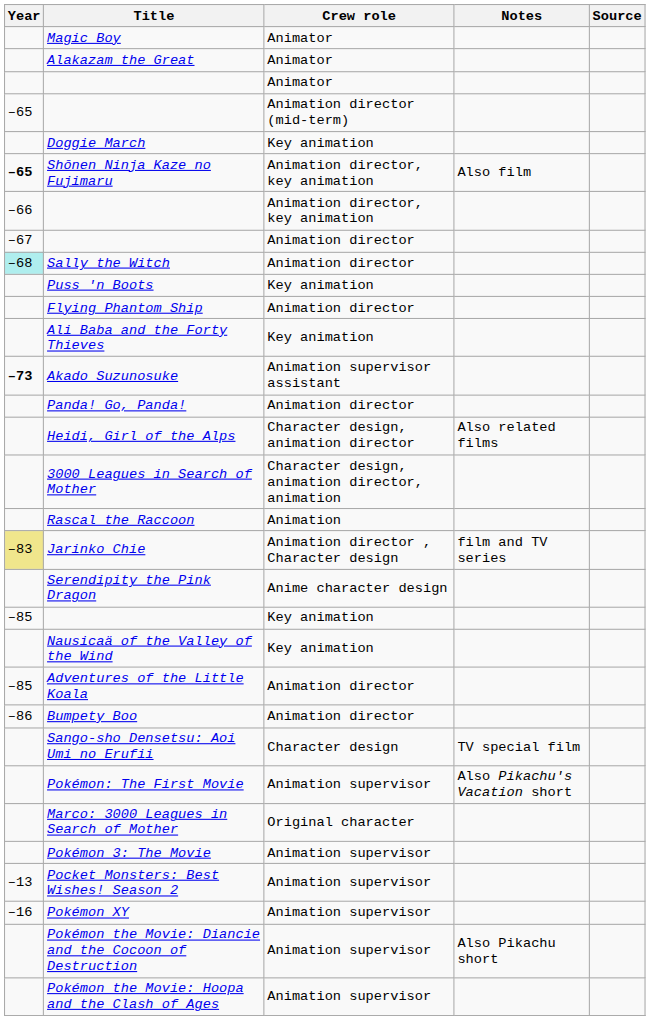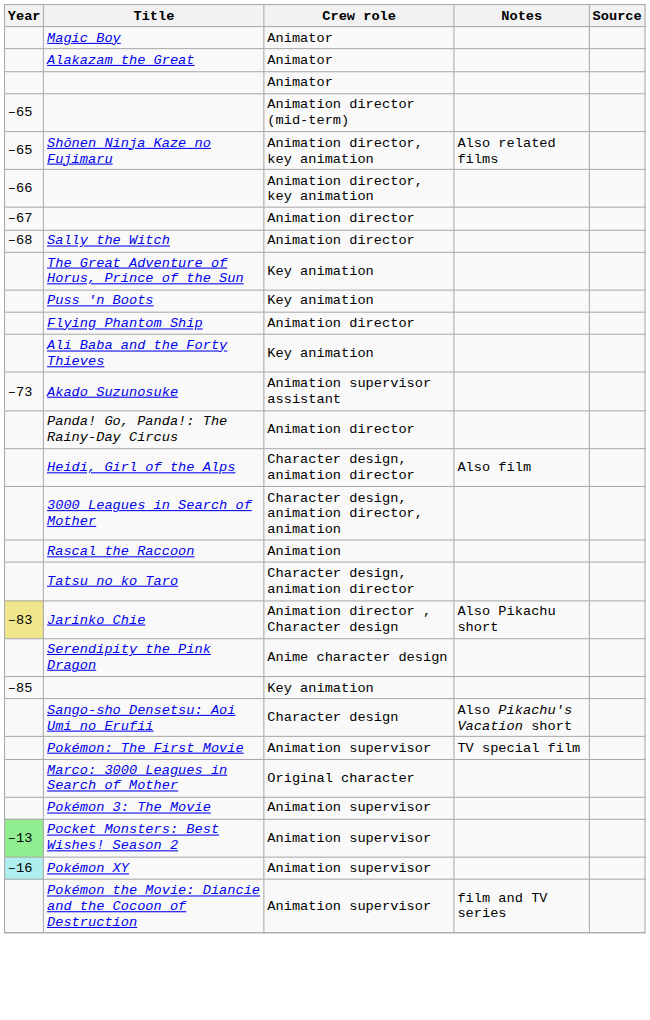- row: (96, 143)
(20, 173) bold -> (20, 151) normal
(494, 173) Also film -> (507, 151) Also related films
(20, 263) paleturquoise background -> (20, 241) no background
+ row: (145, 271)
(20, 376) bold -> (20, 391) normal
- row: (117, 406)
+ row: (137, 429)
(507, 436) Also related films -> (494, 467) Also film
+ row: (113, 581)
(502, 550) film and TV series -> (507, 619) Also Pikachu short
- row: (149, 648)
- row: (145, 686)
- row: (92, 716)
(519, 746) TV special film -> (515, 718) Also Pikachu's Vacation short
(515, 784) Also Pikachu's Vacation short -> (519, 748) TV special film
(20, 883) no background -> (20, 838) lightgreen background
(20, 913) no background -> (20, 868) paleturquoise background
(507, 951) Also Pikachu short -> (502, 906) film and TV series
- row: (145, 997)
